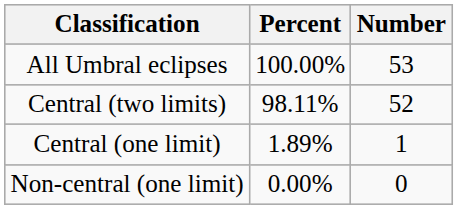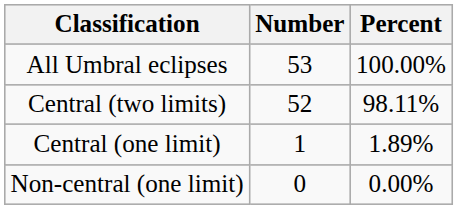columns swapped: (401, 24) <-> (300, 24)
